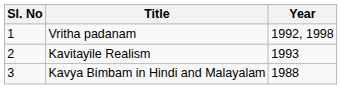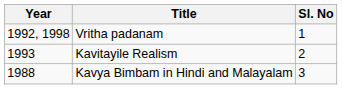columns swapped: (25, 14) <-> (302, 14)
